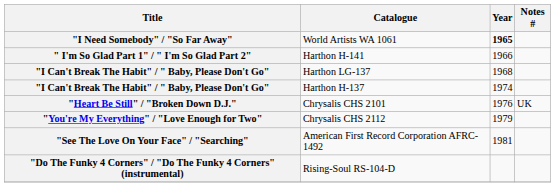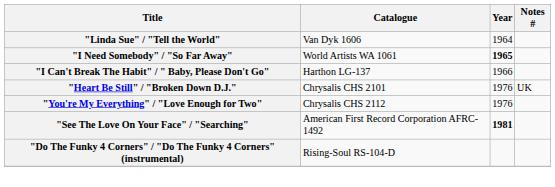+ row: (332, 39)
- row: (334, 55)
(502, 71) 1968 -> (502, 71) 1966
- row: (334, 87)
(502, 119) 1979 -> (502, 103) 1976
(502, 141) normal -> (502, 125) bold
